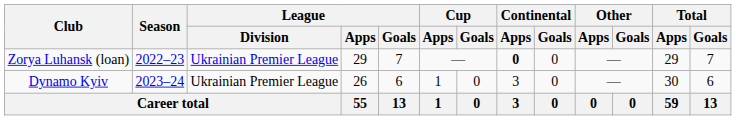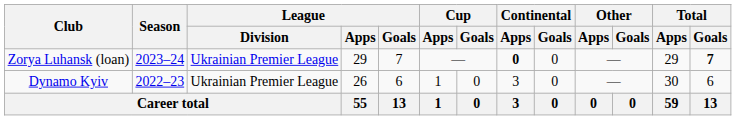(160, 59) 2022–23 -> (160, 59) 2023–24
(710, 59) normal -> (710, 59) bold
(160, 81) 2023–24 -> (160, 81) 2022–23
